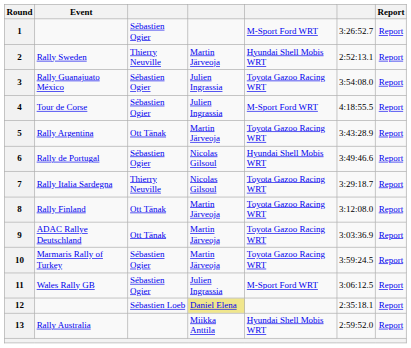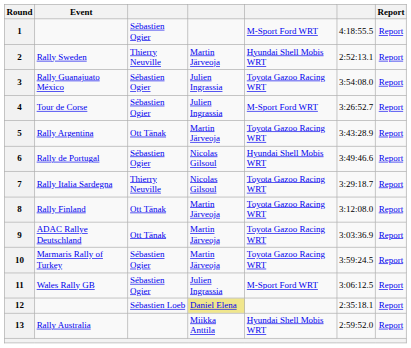(356, 31) 3:26:52.7 -> (356, 31) 4:18:55.5
(356, 107) 4:18:55.5 -> (356, 107) 3:26:52.7
